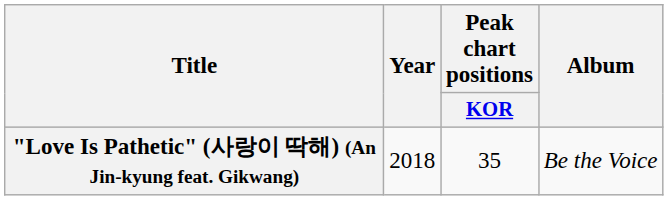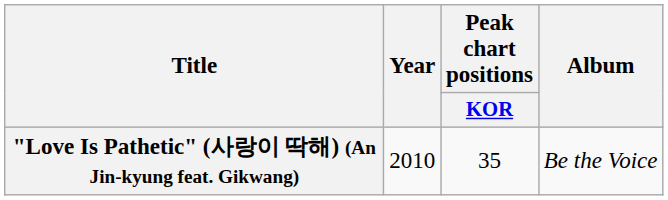(412, 160) 2018 -> (412, 160) 2010
